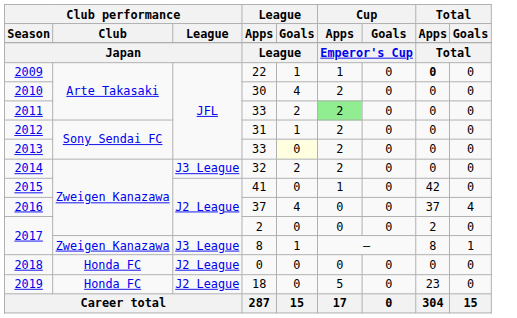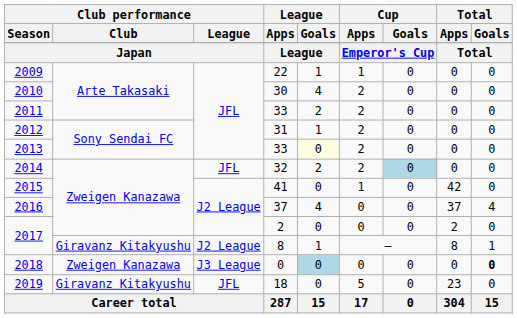(433, 72) bold -> (454, 72) normal
(340, 110) lightgreen background -> (361, 110) no background
(207, 168) J3 League -> (229, 168) JFL
(389, 168) no background -> (410, 168) lightblue background
(113, 245) Zweigen Kanazawa -> (123, 245) Giravanz Kitakyushu
(207, 245) J3 League -> (229, 245) J2 League
(113, 265) Honda FC -> (123, 265) Zweigen Kanazawa
(207, 265) J2 League -> (229, 265) J3 League
(297, 265) no background -> (318, 265) lightblue background
(471, 265) normal -> (492, 265) bold
(113, 284) Honda FC -> (123, 284) Giravanz Kitakyushu
(207, 284) J2 League -> (229, 284) JFL
